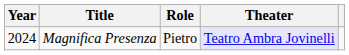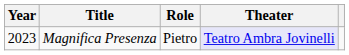(22, 38) 2024 -> (22, 38) 2023
